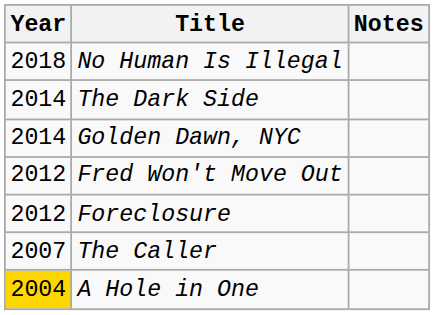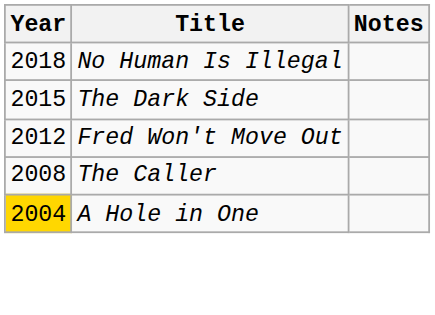(38, 100) 2014 -> (38, 100) 2015
- row: (189, 138)
- row: (154, 213)
(38, 251) 2007 -> (38, 176) 2008
